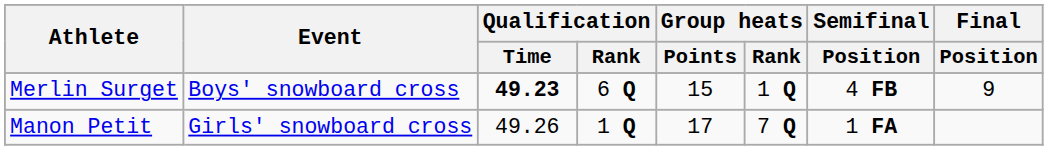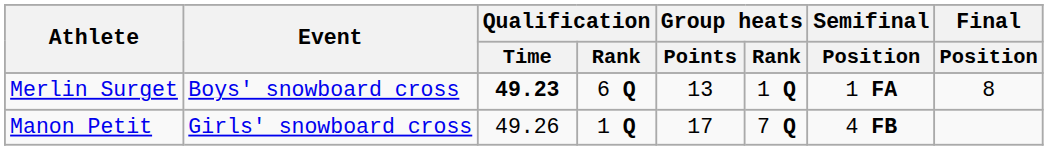(700, 91) 15 -> (700, 91) 13
(871, 91) 4 FB -> (871, 91) 1 FA
(989, 91) 9 -> (989, 91) 8
(871, 127) 1 FA -> (871, 127) 4 FB
